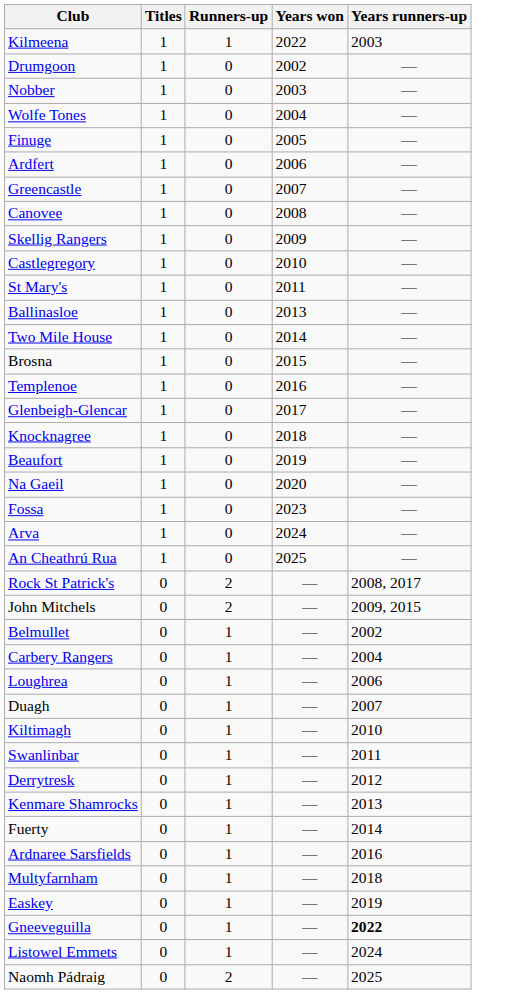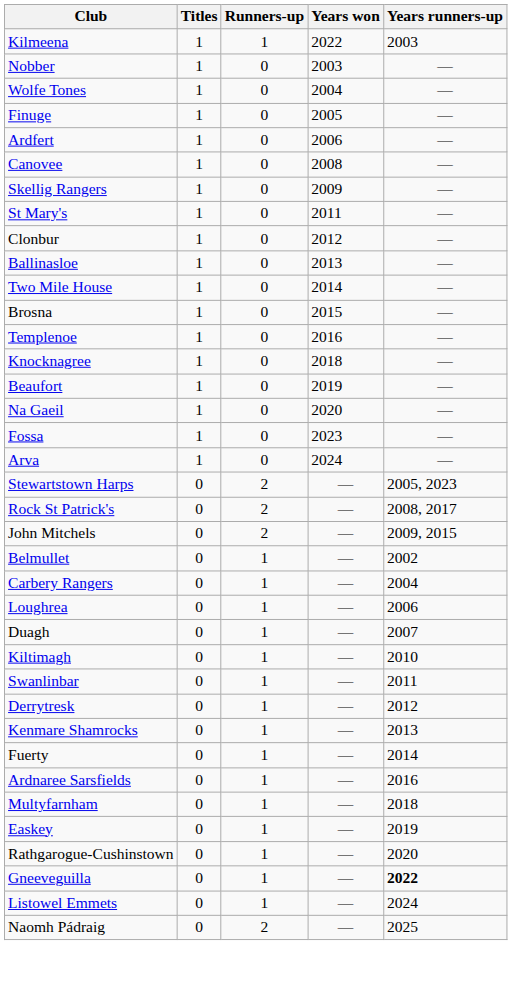- row: (42, 66)
- row: (45, 189)
- row: (52, 262)
+ row: (34, 238)
- row: (68, 410)
- row: (62, 558)
+ row: (71, 484)
+ row: (91, 853)
